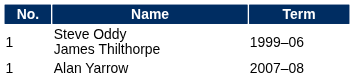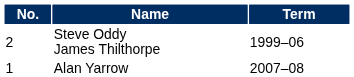(9, 42) 1 -> (9, 42) 2
